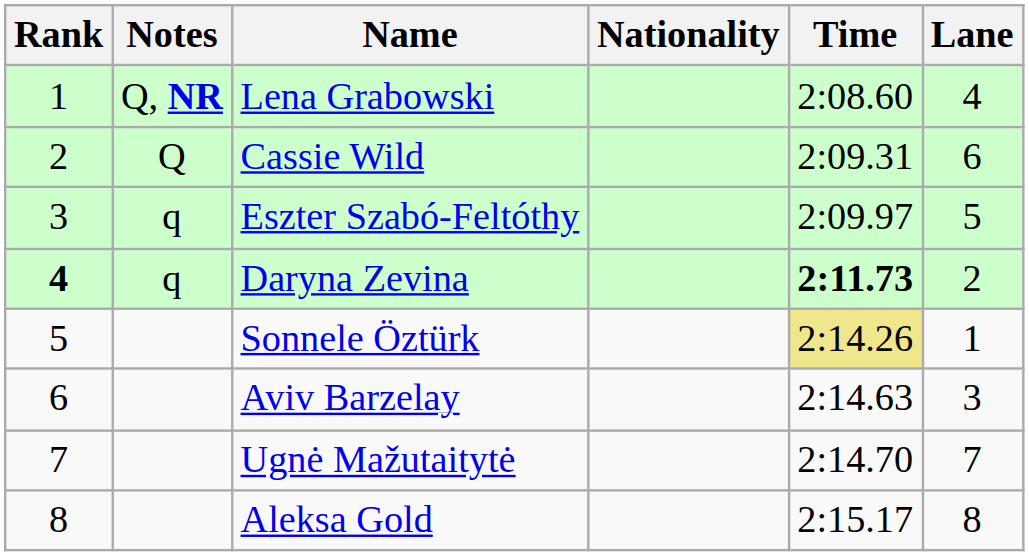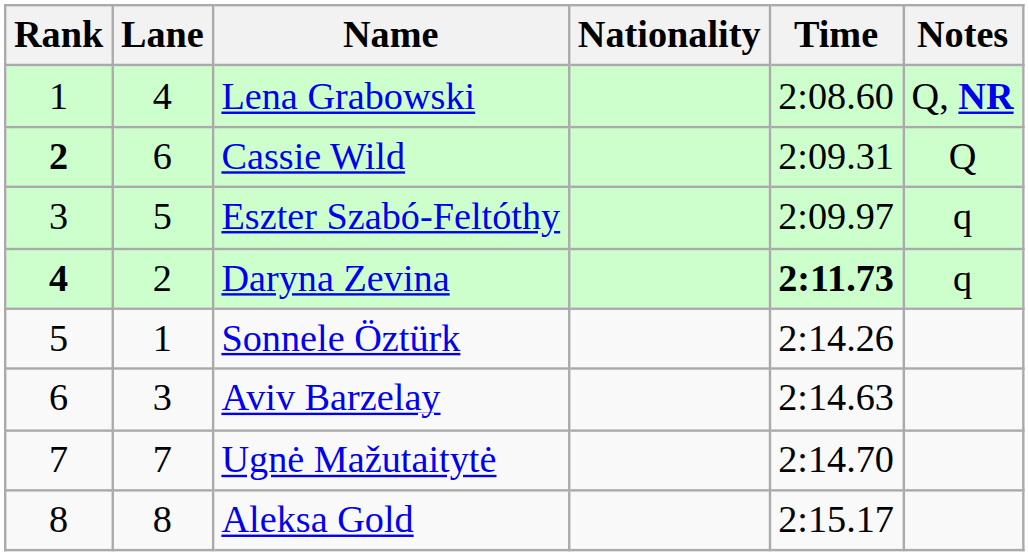columns swapped: (972, 34) <-> (172, 34)
(59, 156) normal -> (59, 156) bold
(855, 338) khaki background -> (836, 338) no background
